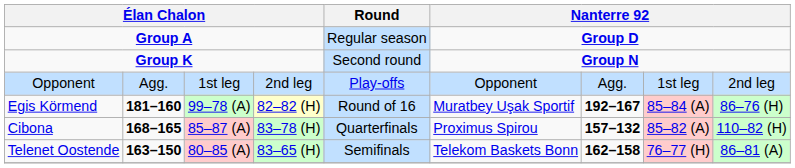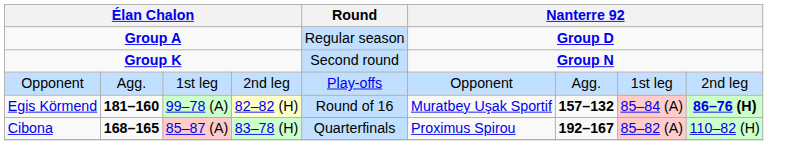(612, 106) 192–167 -> (586, 106) 157–132
(752, 106) normal -> (725, 106) bold
(612, 128) 157–132 -> (586, 128) 192–167
- row: (64, 151)
